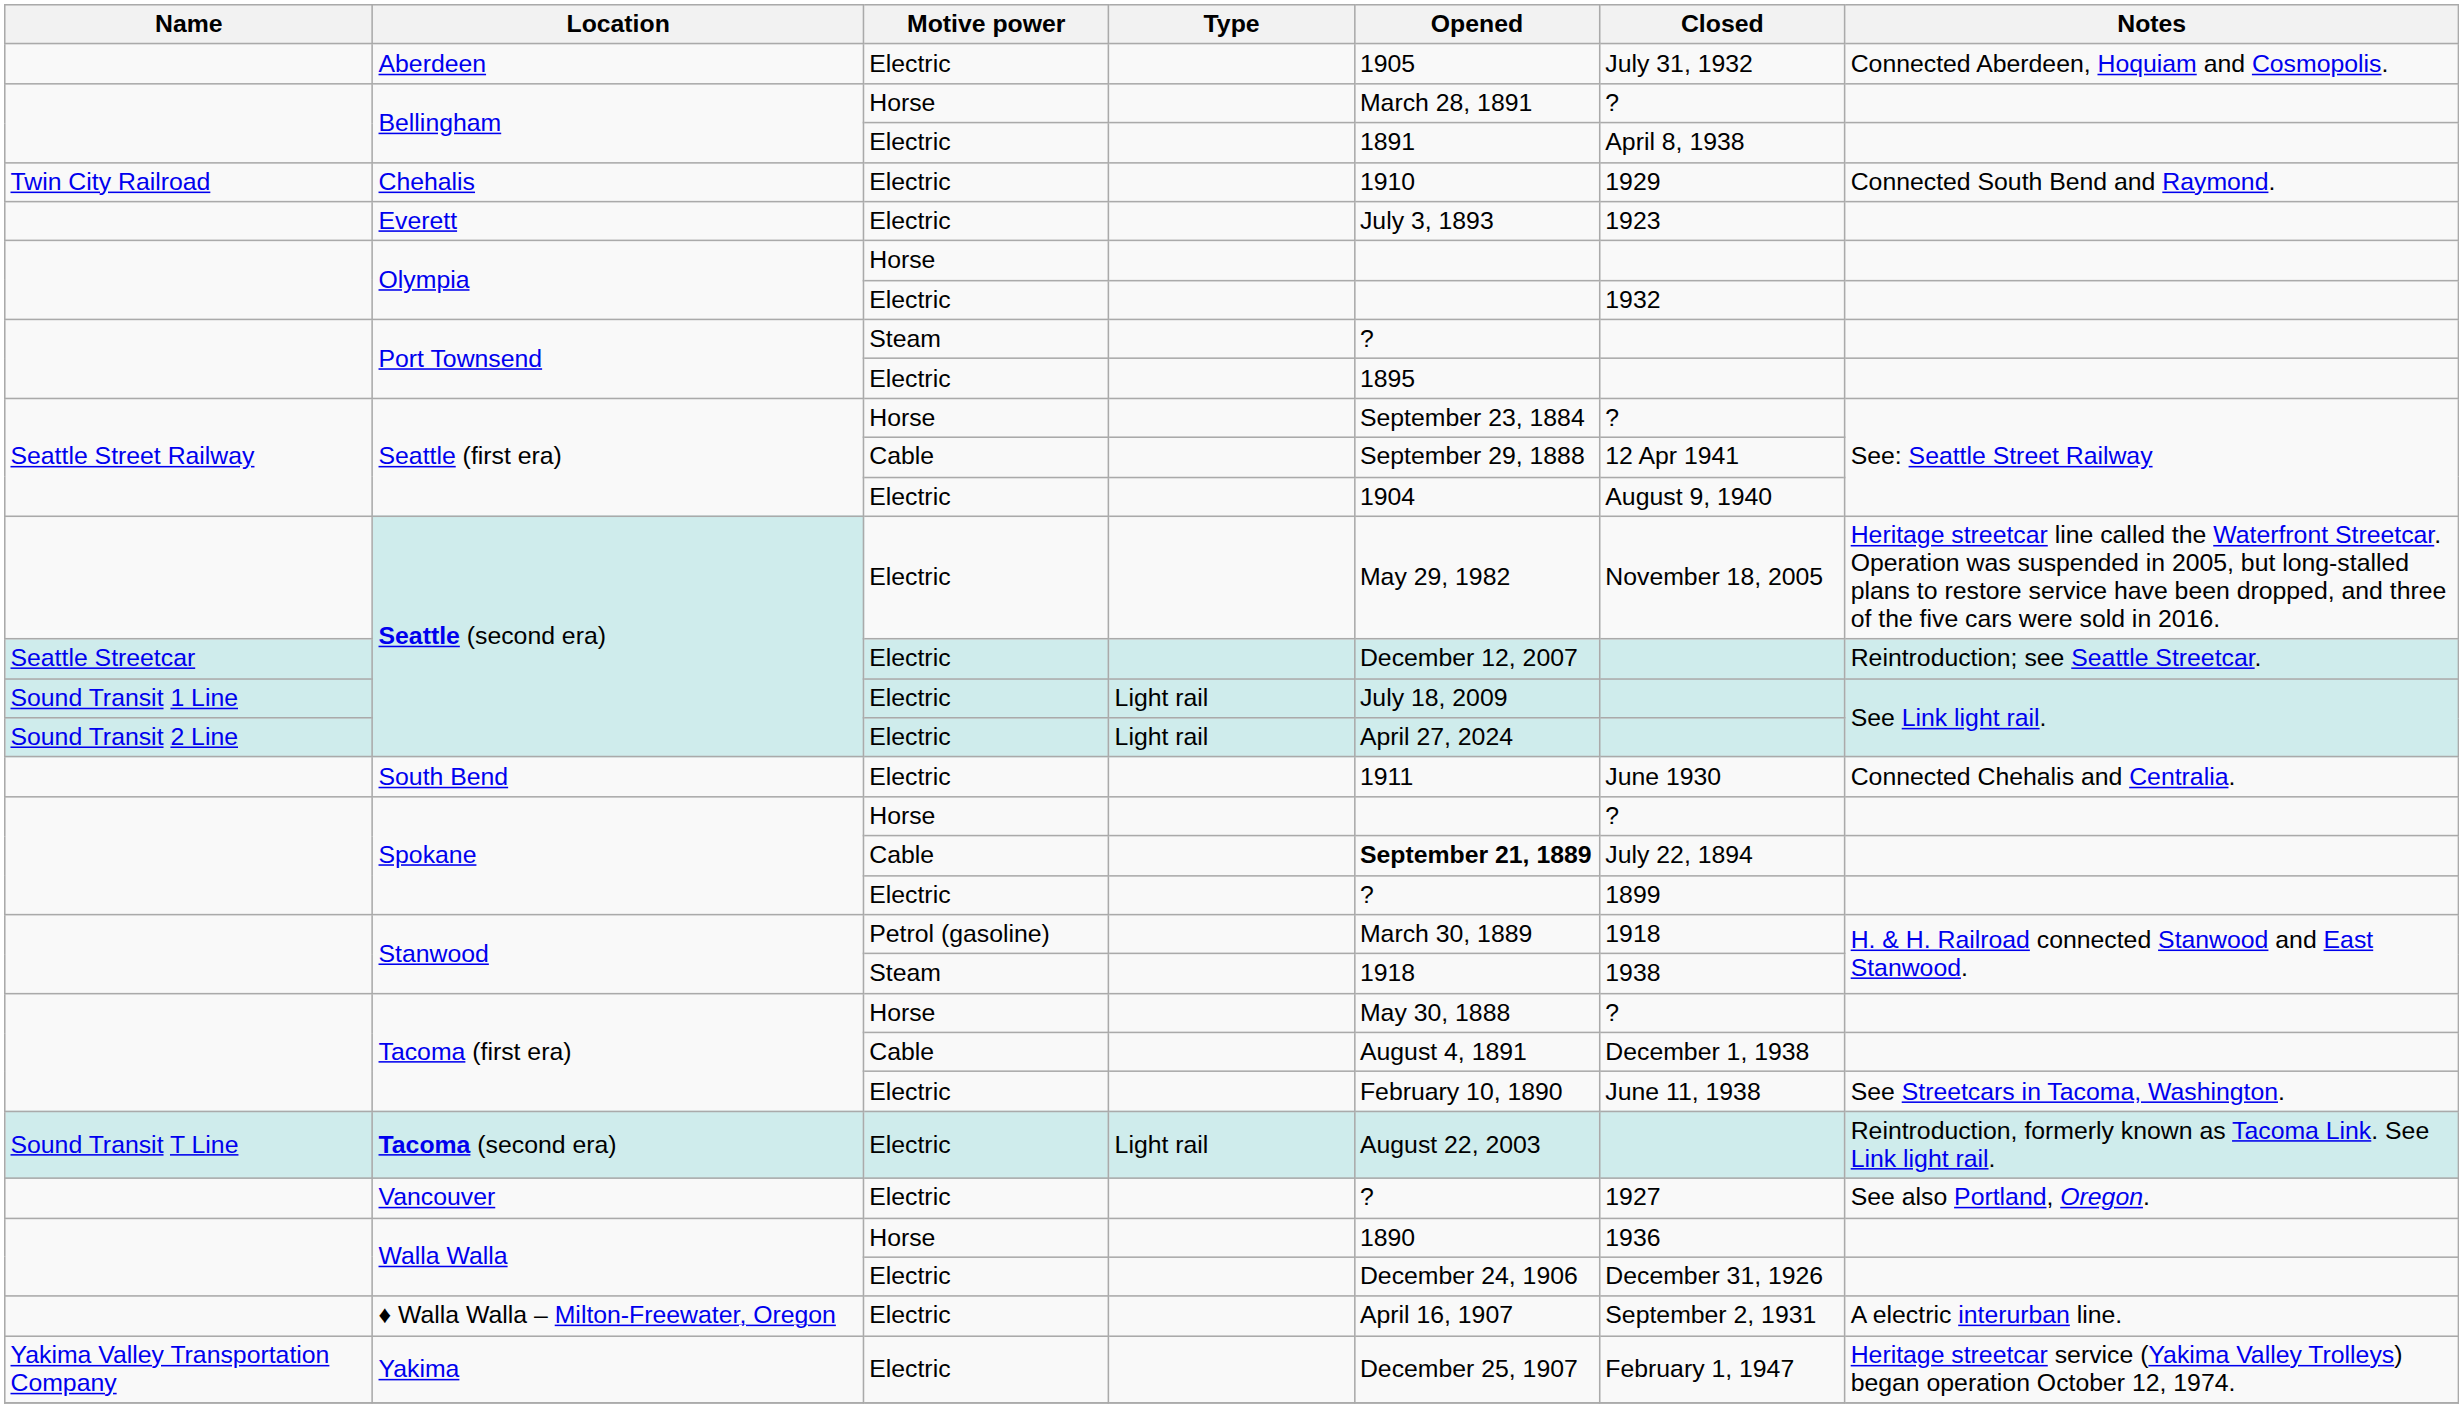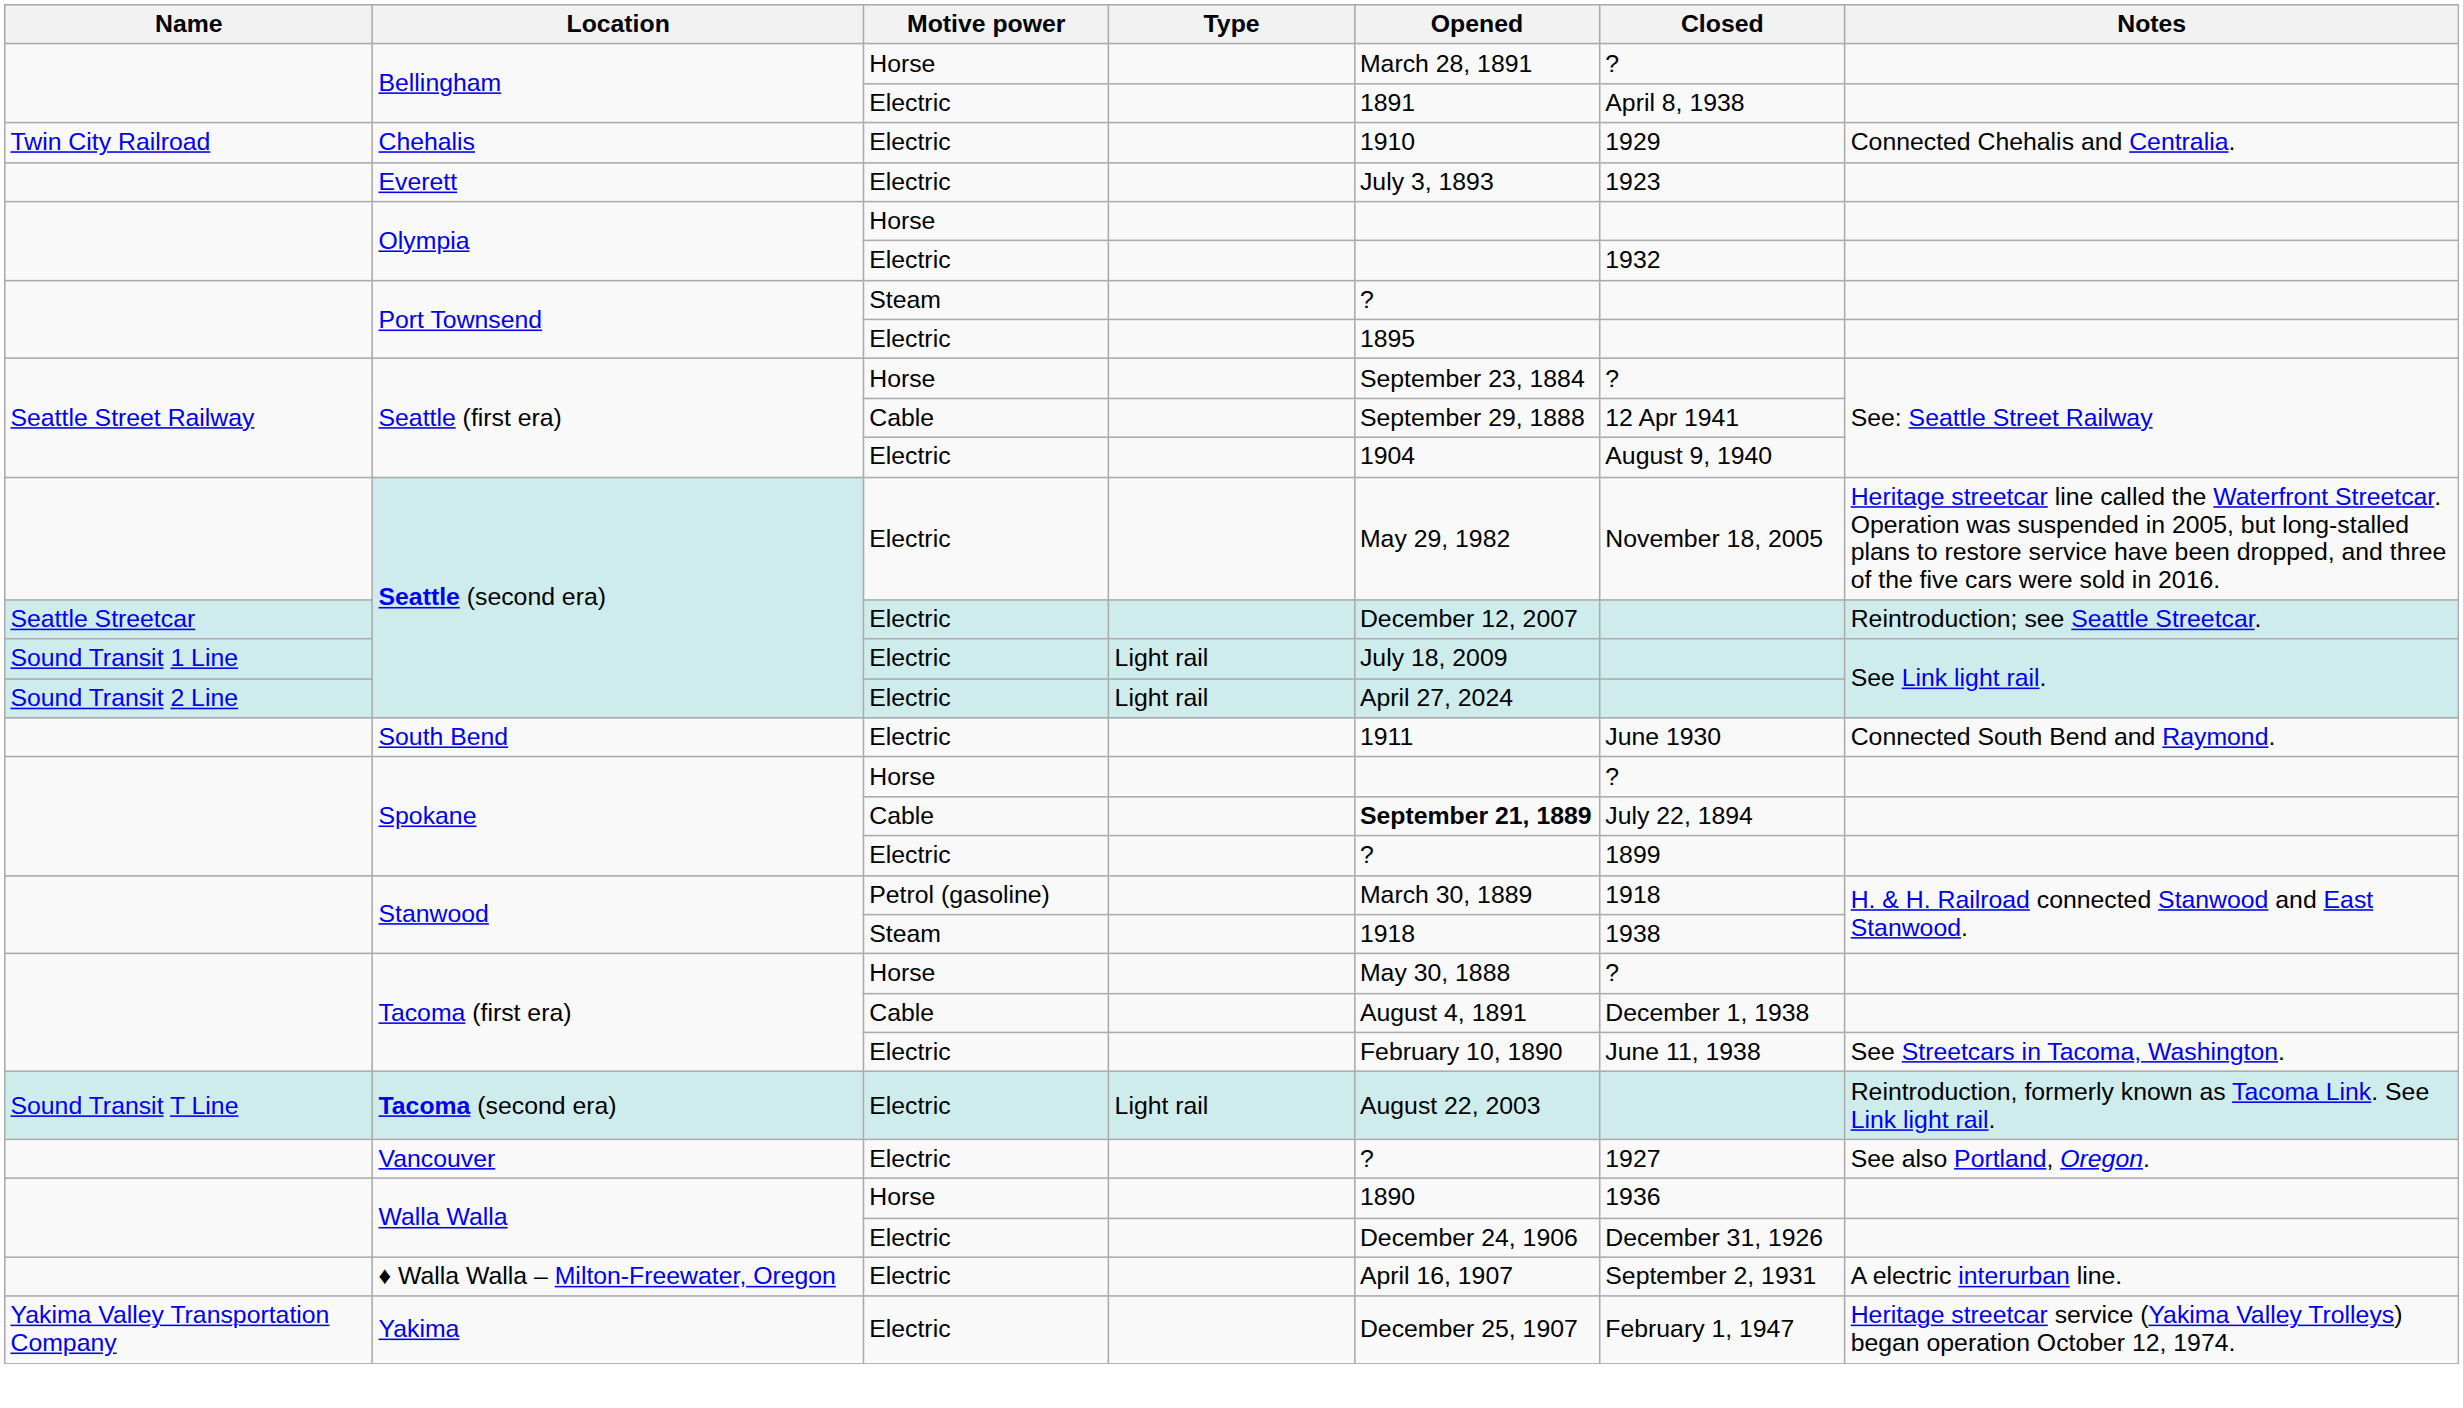- row: (432, 63)
(2063, 181) Connected South Bend and Raymond. -> (2043, 142) Connected Chehalis and Centralia.
(2043, 776) Connected Chehalis and Centralia. -> (2063, 737) Connected South Bend and Raymond.
